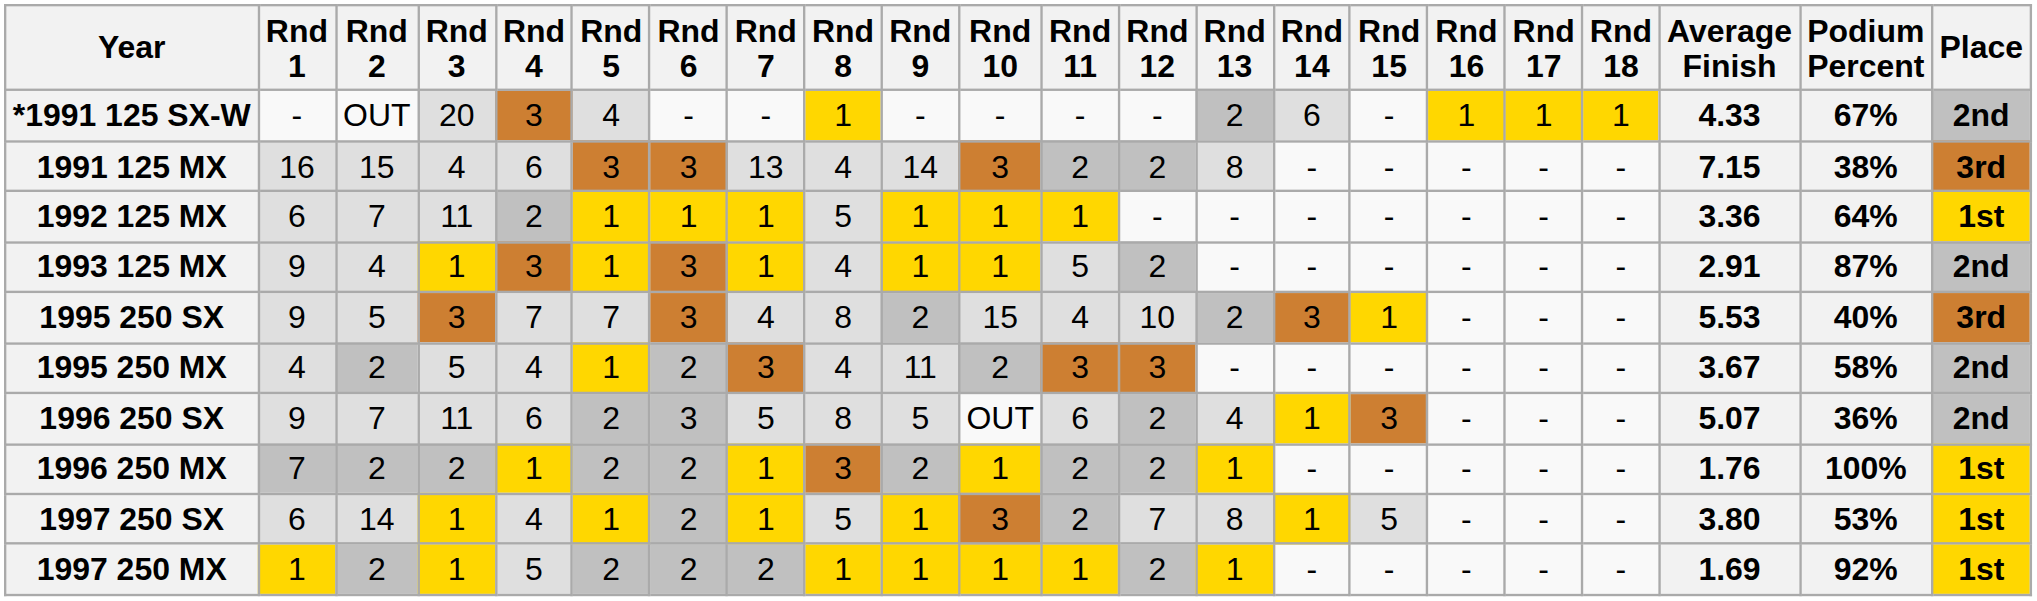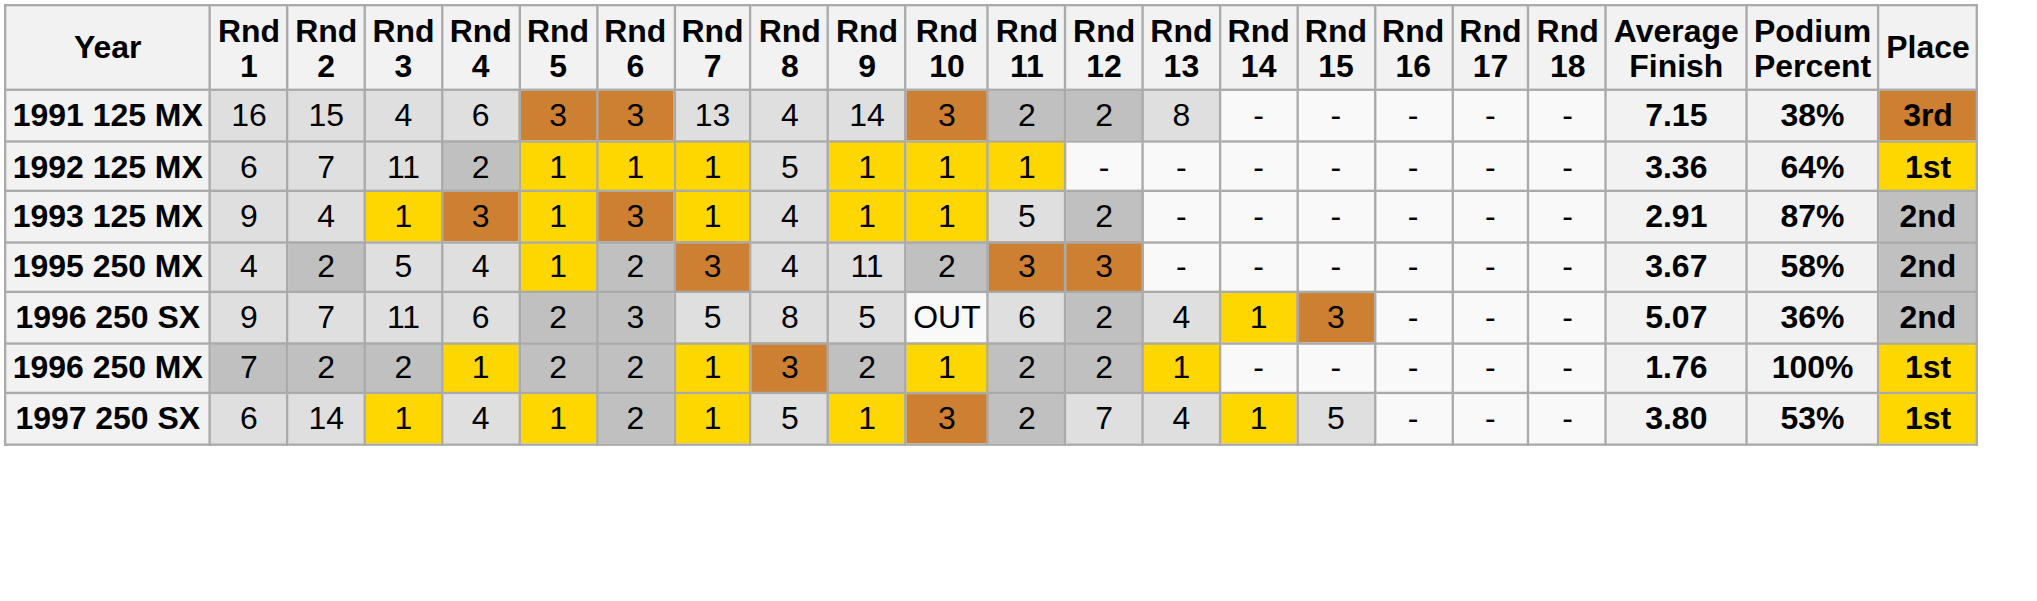- row: (132, 116)
- row: (132, 317)
(1235, 519) 8 -> (1181, 418) 4
- row: (132, 569)
